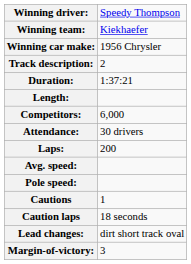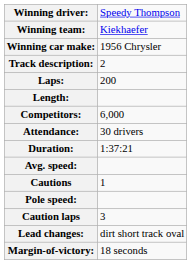rows swapped: (51, 149) <-> (51, 81)
rows swapped: (51, 183) <-> (51, 200)
(124, 217) 18 seconds -> (103, 217) 3
(103, 251) 3 -> (124, 251) 18 seconds
